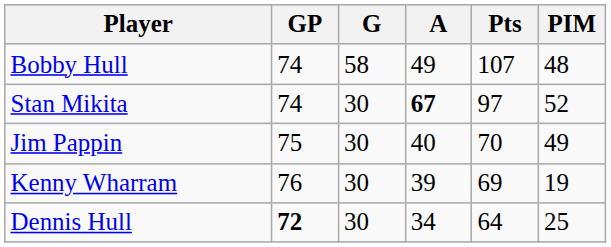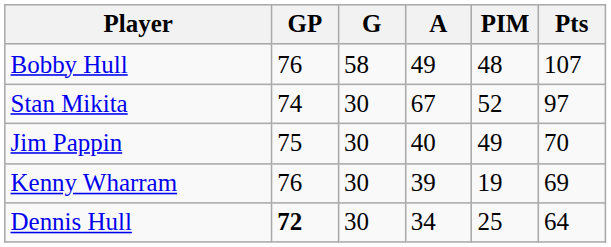columns swapped: (505, 24) <-> (572, 24)
(290, 63) 74 -> (290, 63) 76
(423, 103) bold -> (423, 103) normal
